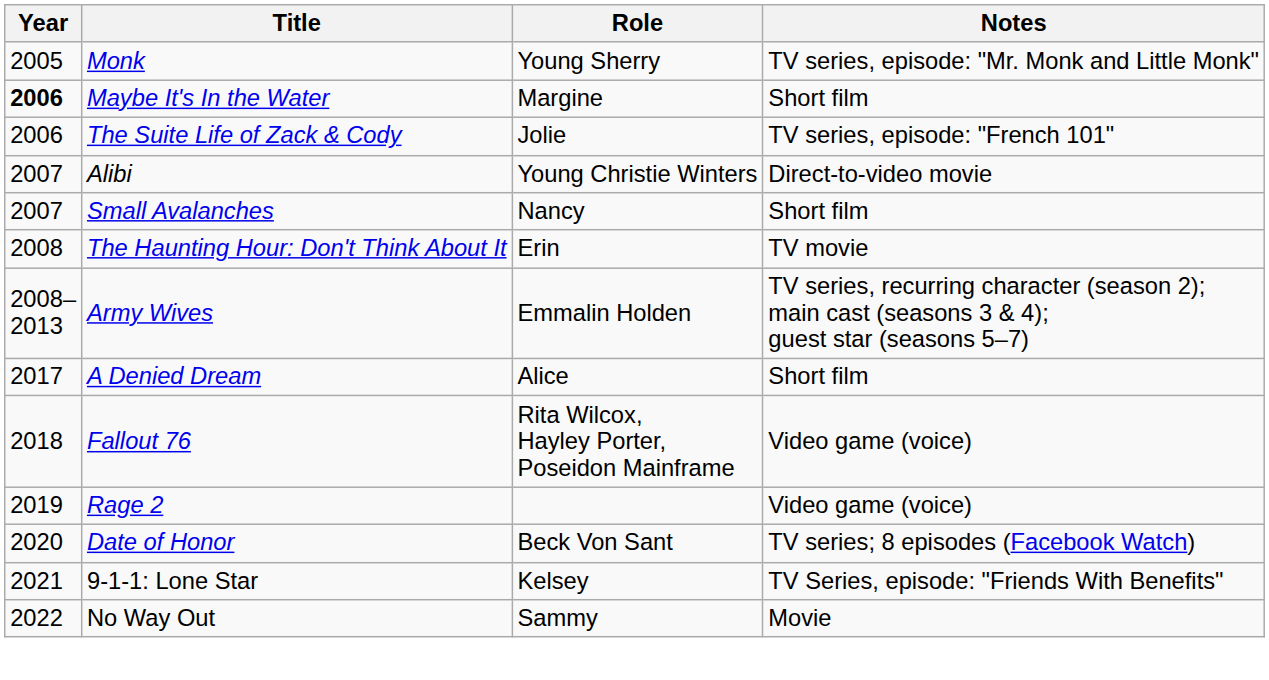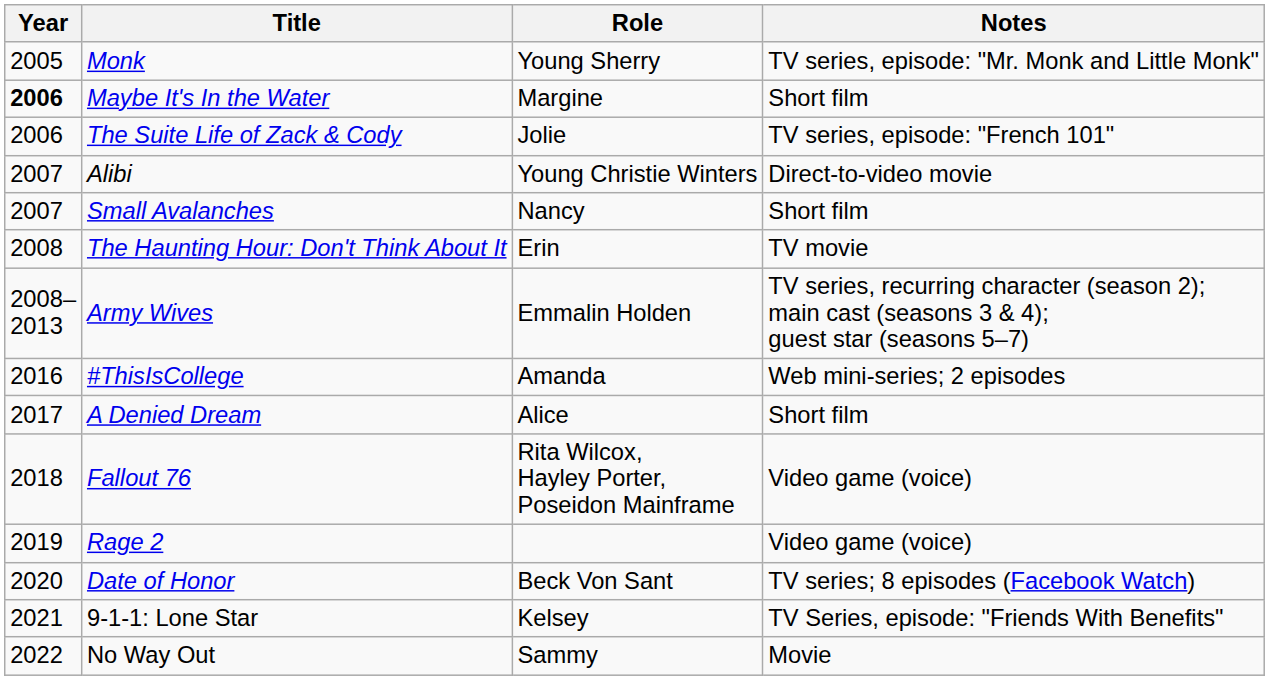+ row: (165, 376)
